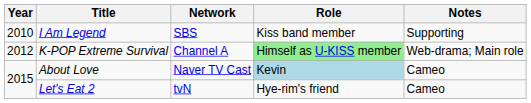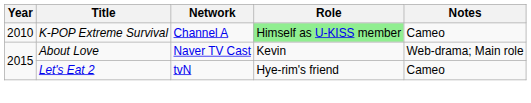- row: (72, 32)
(20, 51) 2012 -> (20, 32) 2010
(465, 51) Web-drama; Main role -> (426, 32) Cameo
(271, 70) lightblue background -> (271, 51) no background
(426, 70) Cameo -> (465, 51) Web-drama; Main role
